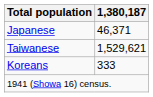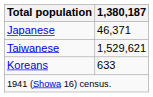(106, 65) 333 -> (106, 65) 633
